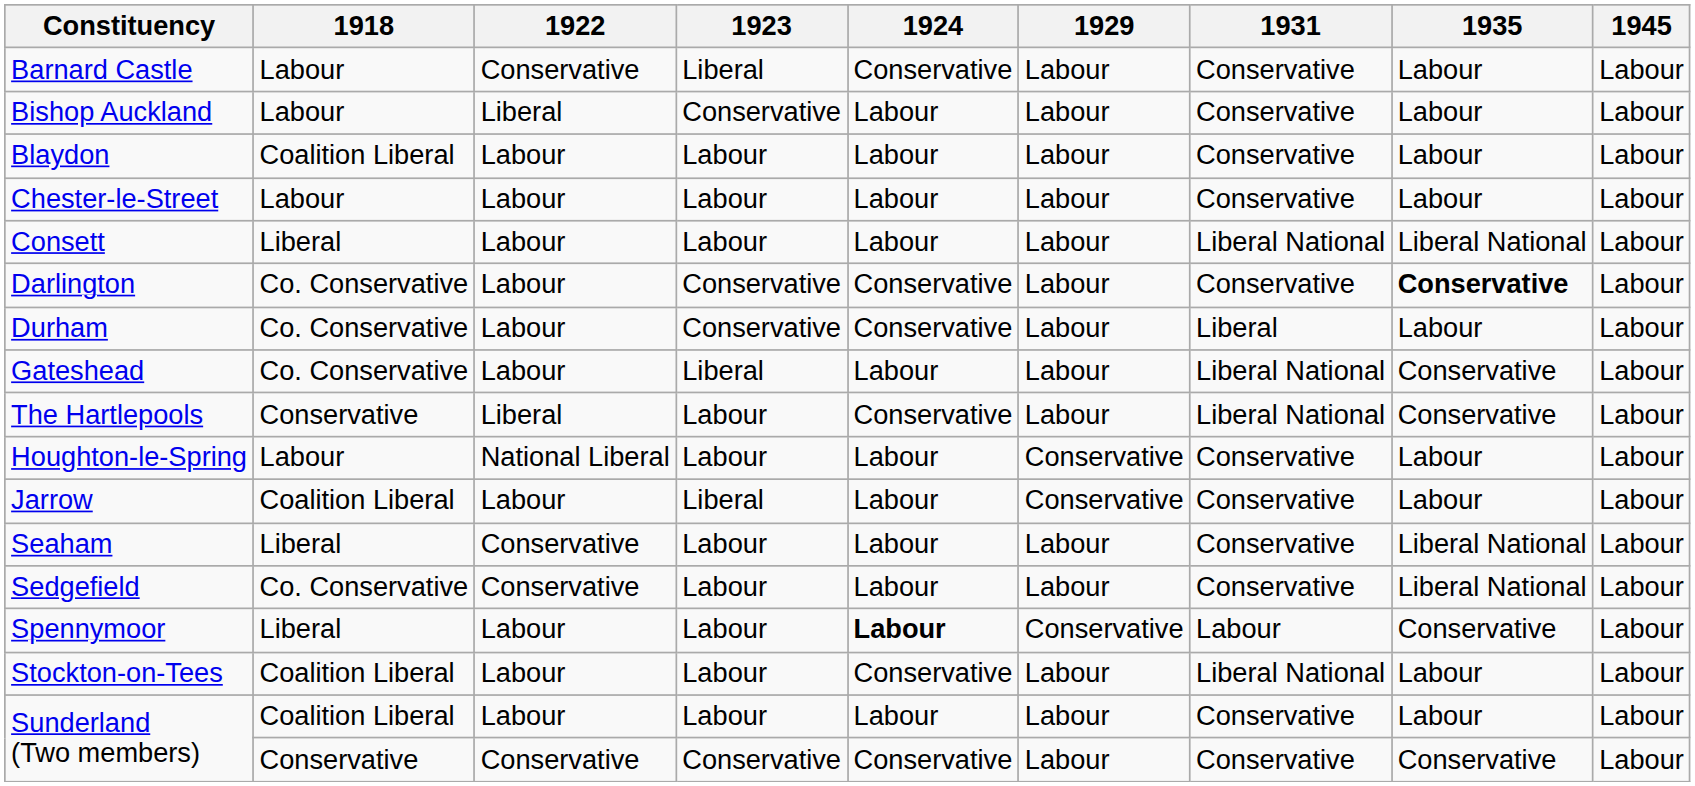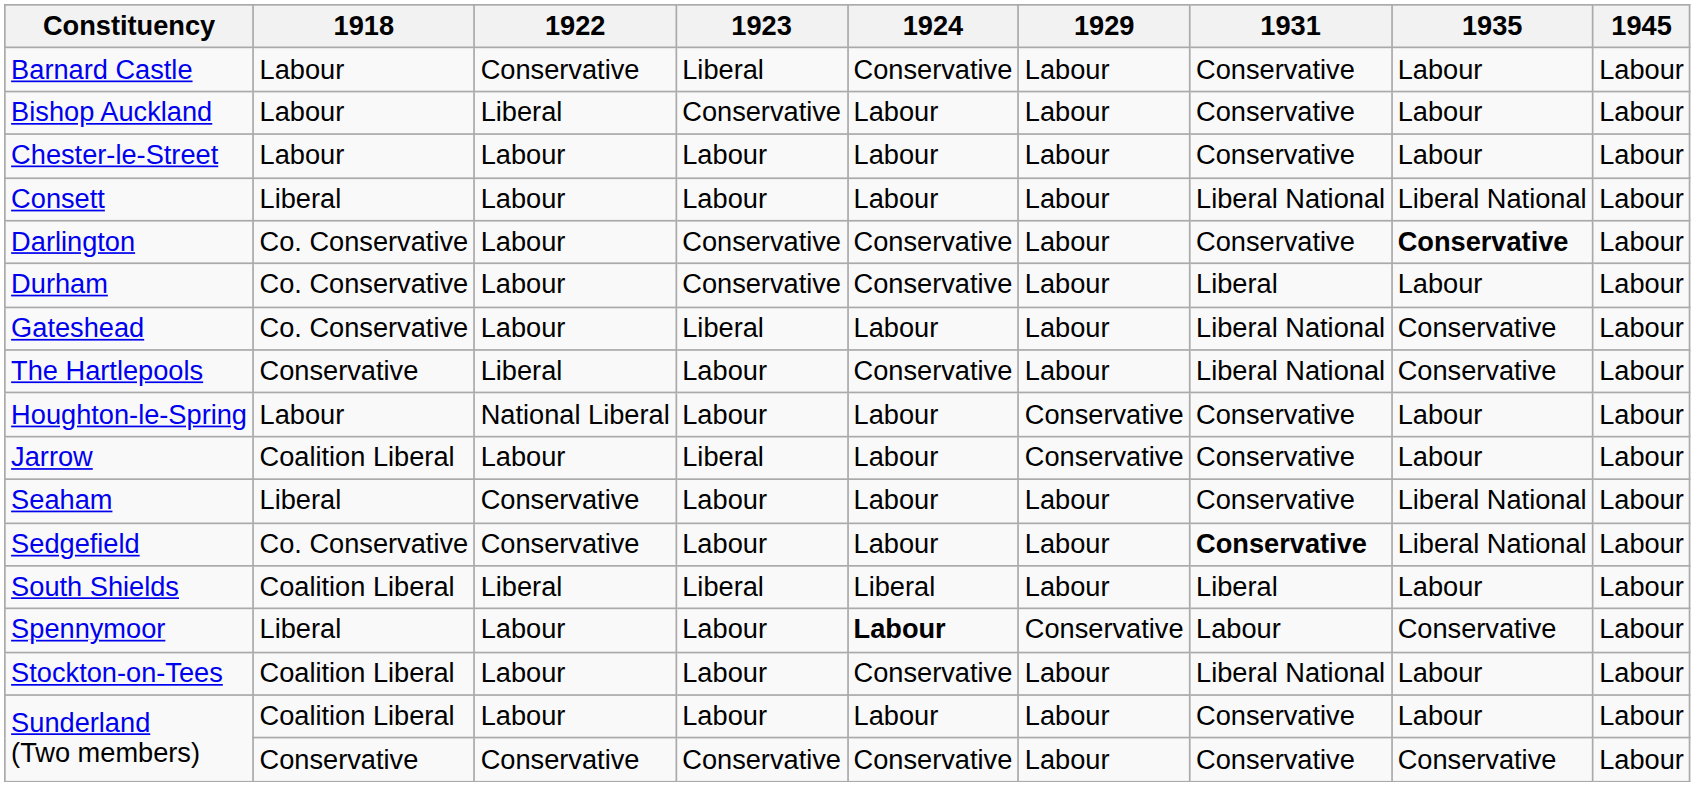- row: (60, 155)
(1275, 586) normal -> (1281, 543) bold
+ row: (95, 586)
